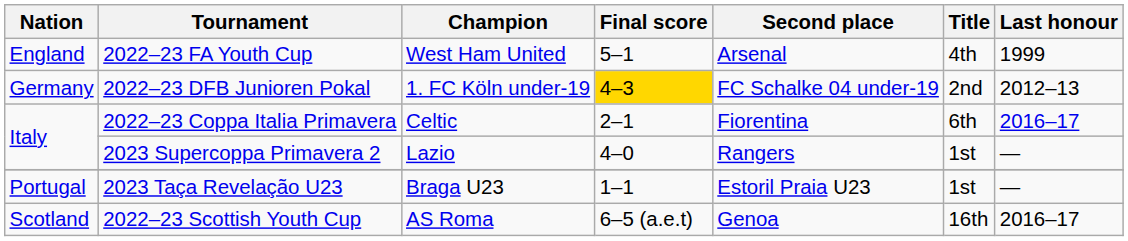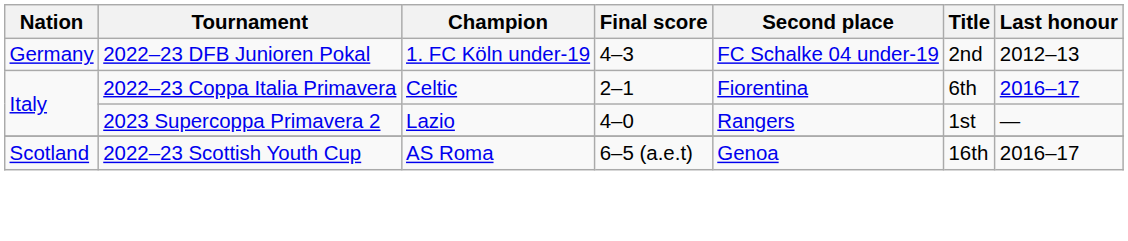- row: (208, 54)
(617, 87) gold background -> (617, 54) no background
- row: (223, 186)
